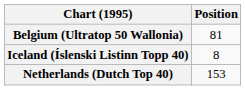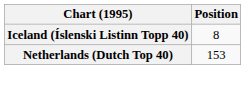- row: (98, 34)
